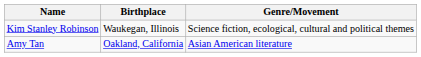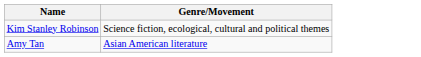- column: (143, 12)
